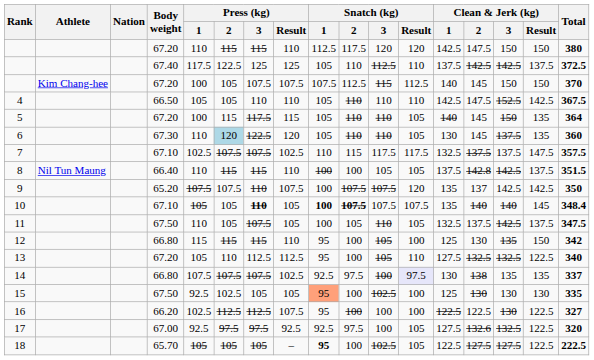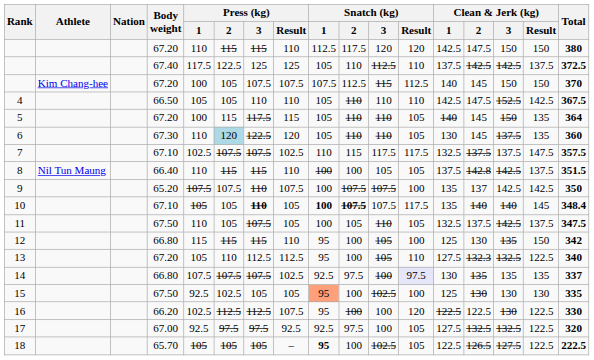(416, 188) 120 -> (416, 188) 100
(416, 205) 107.5 -> (416, 205) 117.5
(479, 258) 132.5 -> (479, 258) 132.3
(479, 275) 138 -> (479, 275) 135
(416, 310) 100 -> (416, 310) 120
(574, 310) 327 -> (574, 310) 330
(479, 328) 132.6 -> (479, 328) 132.5
(479, 345) 127.5 -> (479, 345) 126.5
